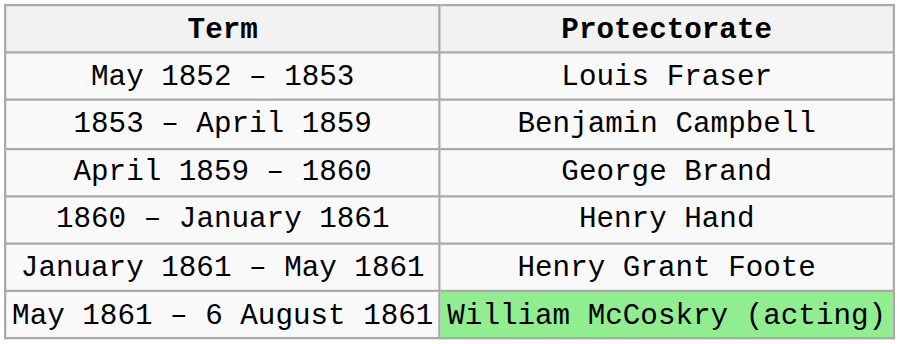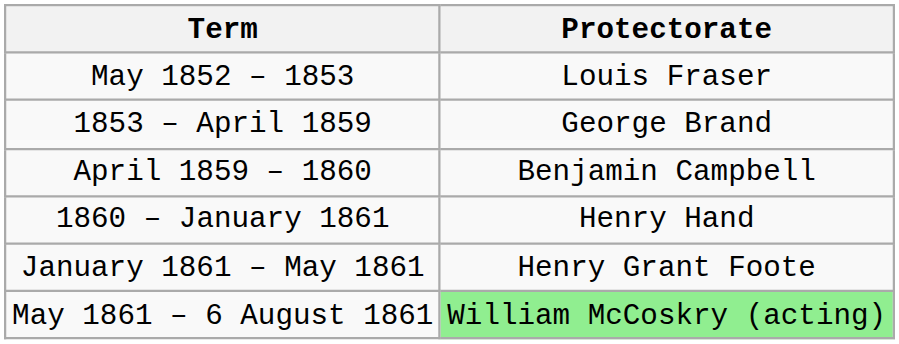(667, 124) Benjamin Campbell -> (667, 124) George Brand
(667, 172) George Brand -> (667, 172) Benjamin Campbell
